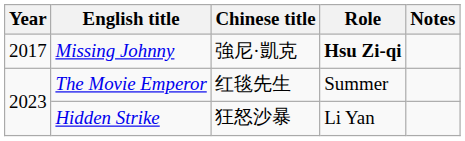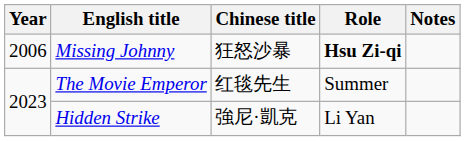(28, 51) 2017 -> (28, 51) 2006
(256, 50) 強尼·凱克 -> (253, 50) 狂怒沙暴
(253, 117) 狂怒沙暴 -> (256, 117) 強尼·凱克
